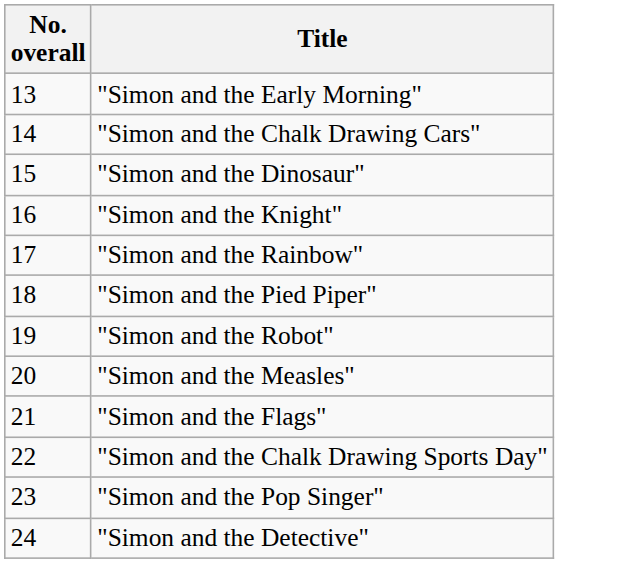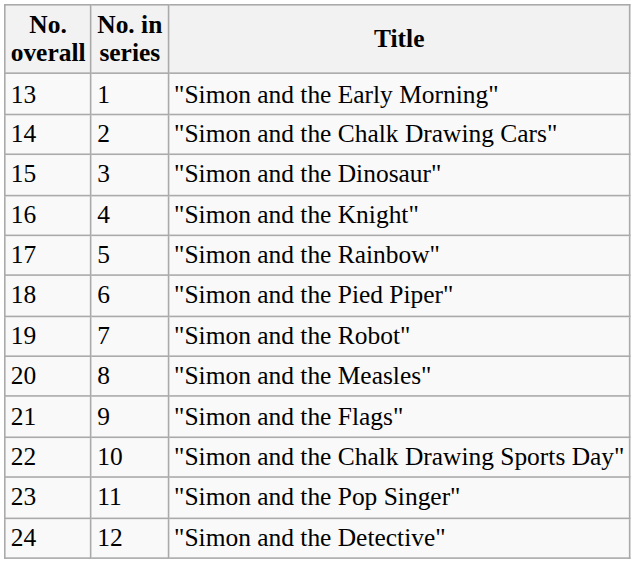+ column: (130, 38)
